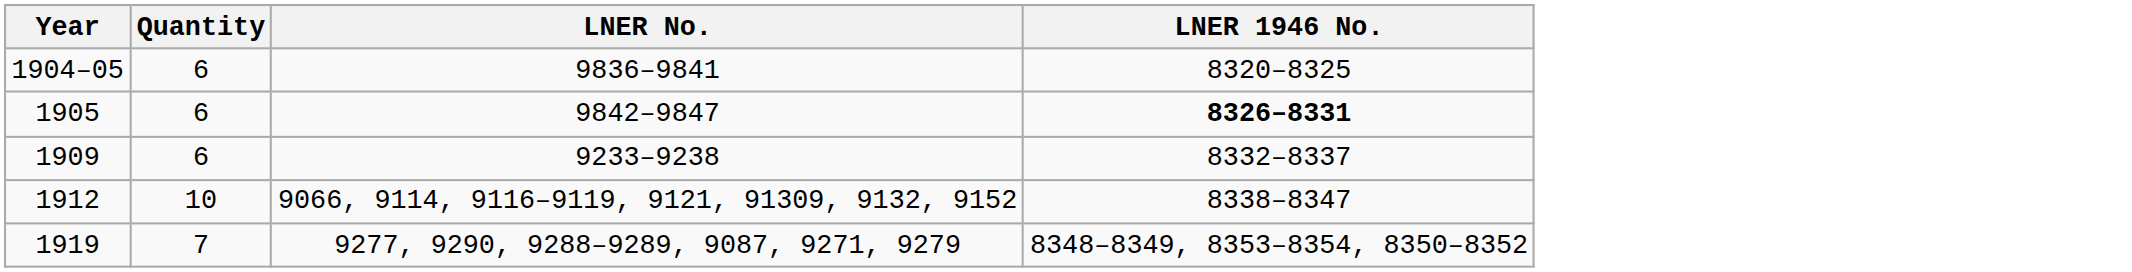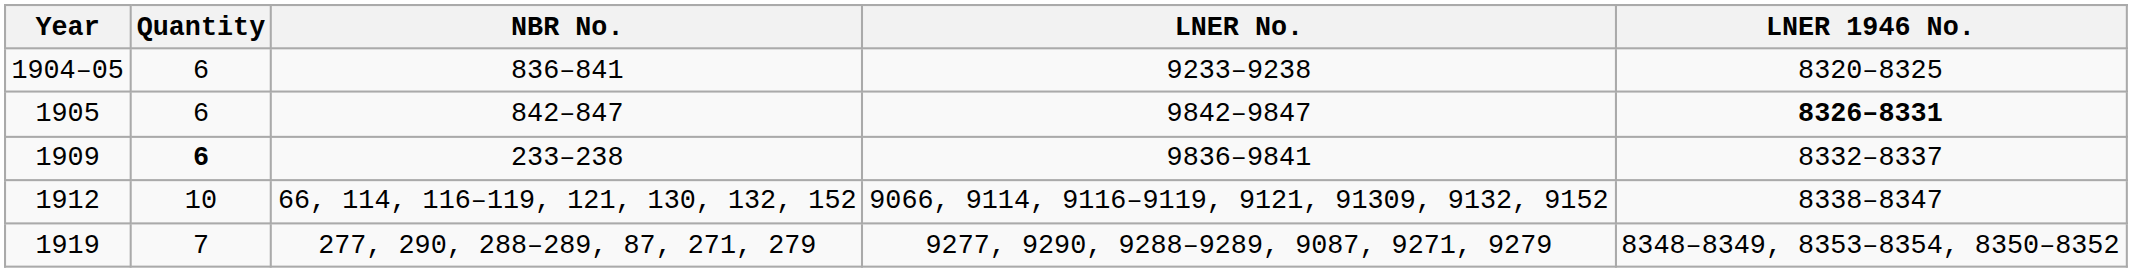+ column: (567, 27)
(648, 70) 9836–9841 -> (1239, 70) 9233–9238
(201, 158) normal -> (201, 158) bold
(648, 158) 9233–9238 -> (1239, 158) 9836–9841
